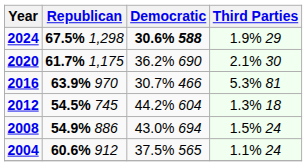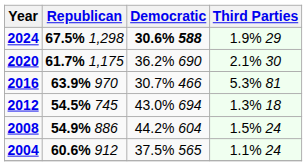(168, 105) 44.2% 604 -> (168, 105) 43.0% 694
(168, 127) 43.0% 694 -> (168, 127) 44.2% 604
